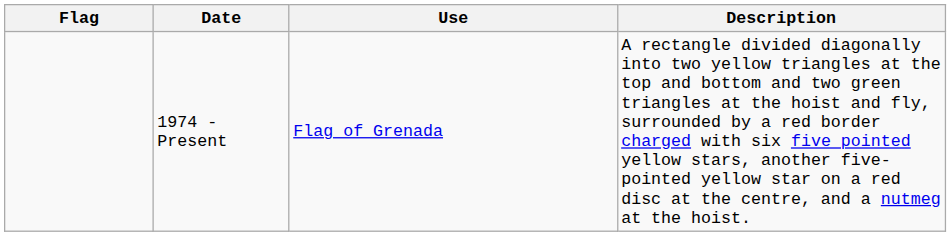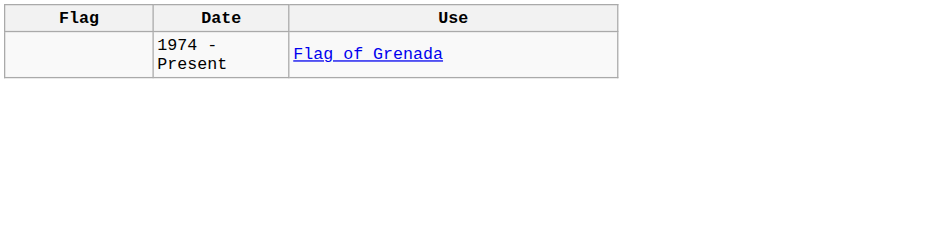- column: (781, 18)
